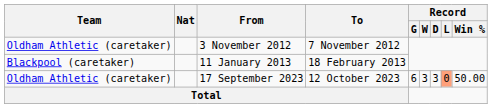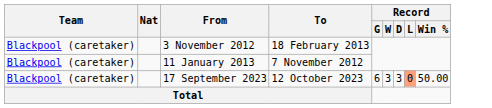(89, 46) Oldham Athletic (caretaker) -> (71, 46) Blackpool (caretaker)
(354, 46) 7 November 2012 -> (320, 46) 18 February 2013
(357, 62) 18 February 2013 -> (317, 62) 7 November 2012
(89, 79) Oldham Athletic (caretaker) -> (71, 79) Blackpool (caretaker)
